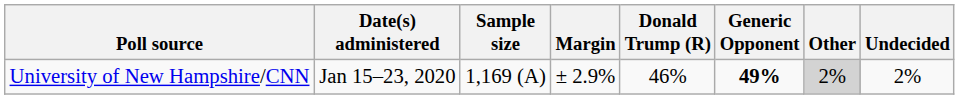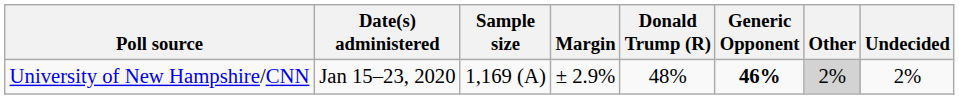(668, 76) 46% -> (668, 76) 48%
(760, 76) 49% -> (760, 76) 46%
